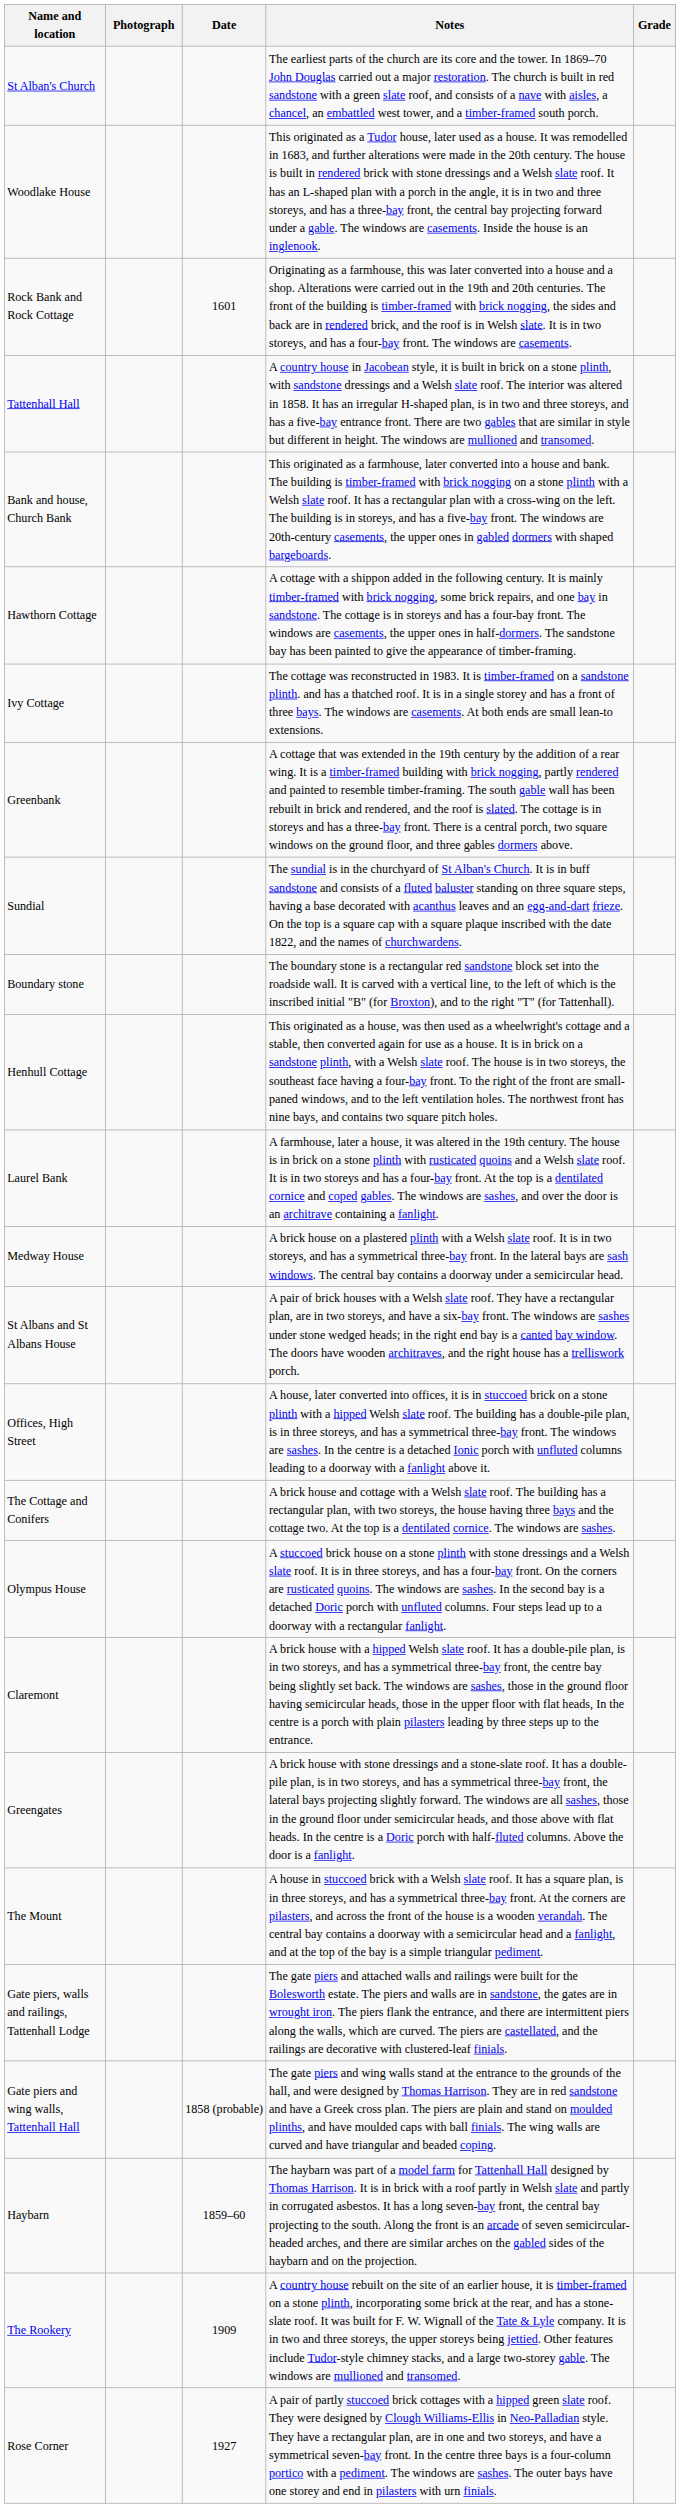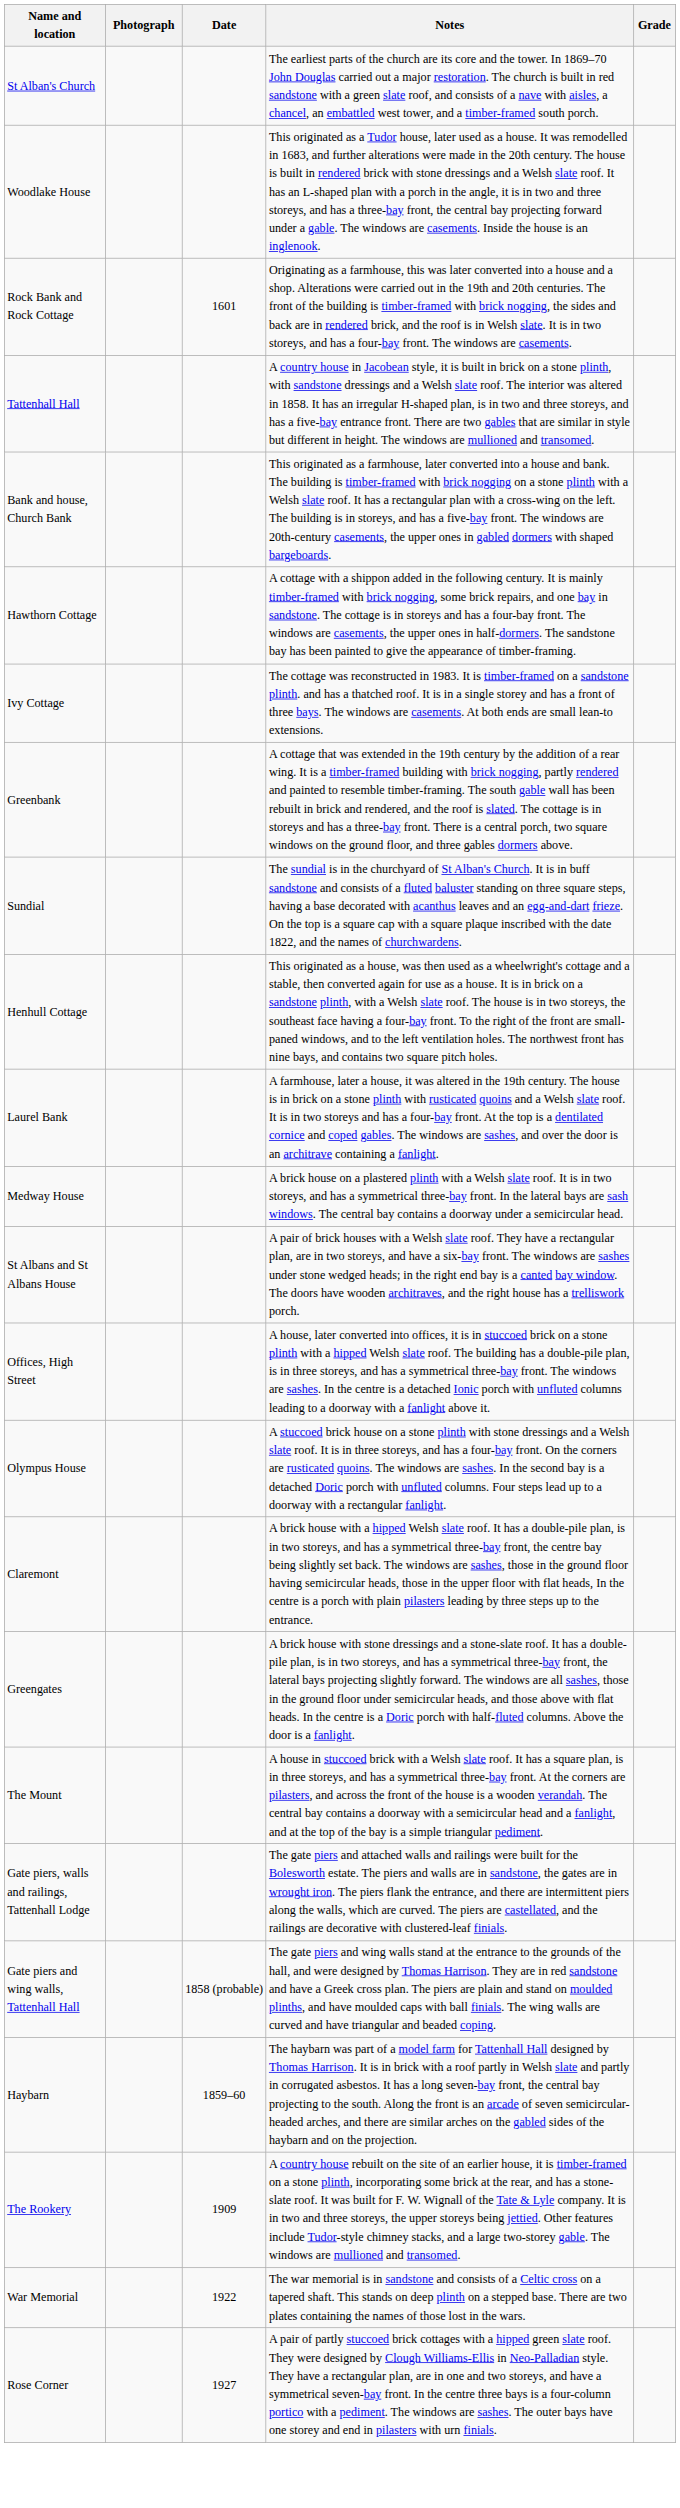- row: (46, 984)
- row: (47, 1510)
+ row: (43, 2297)
